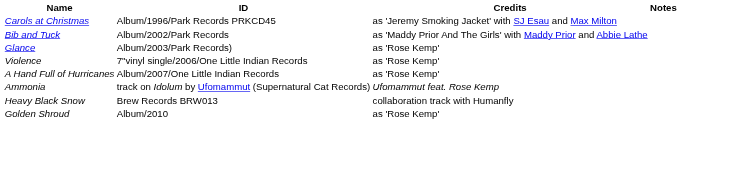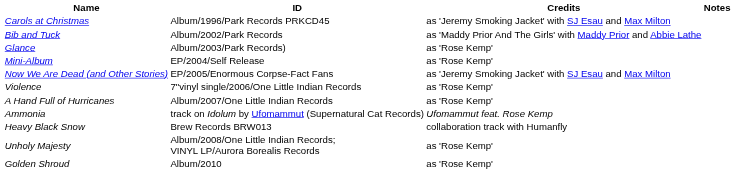+ row: (29, 61)
+ row: (86, 74)
+ row: (38, 145)
